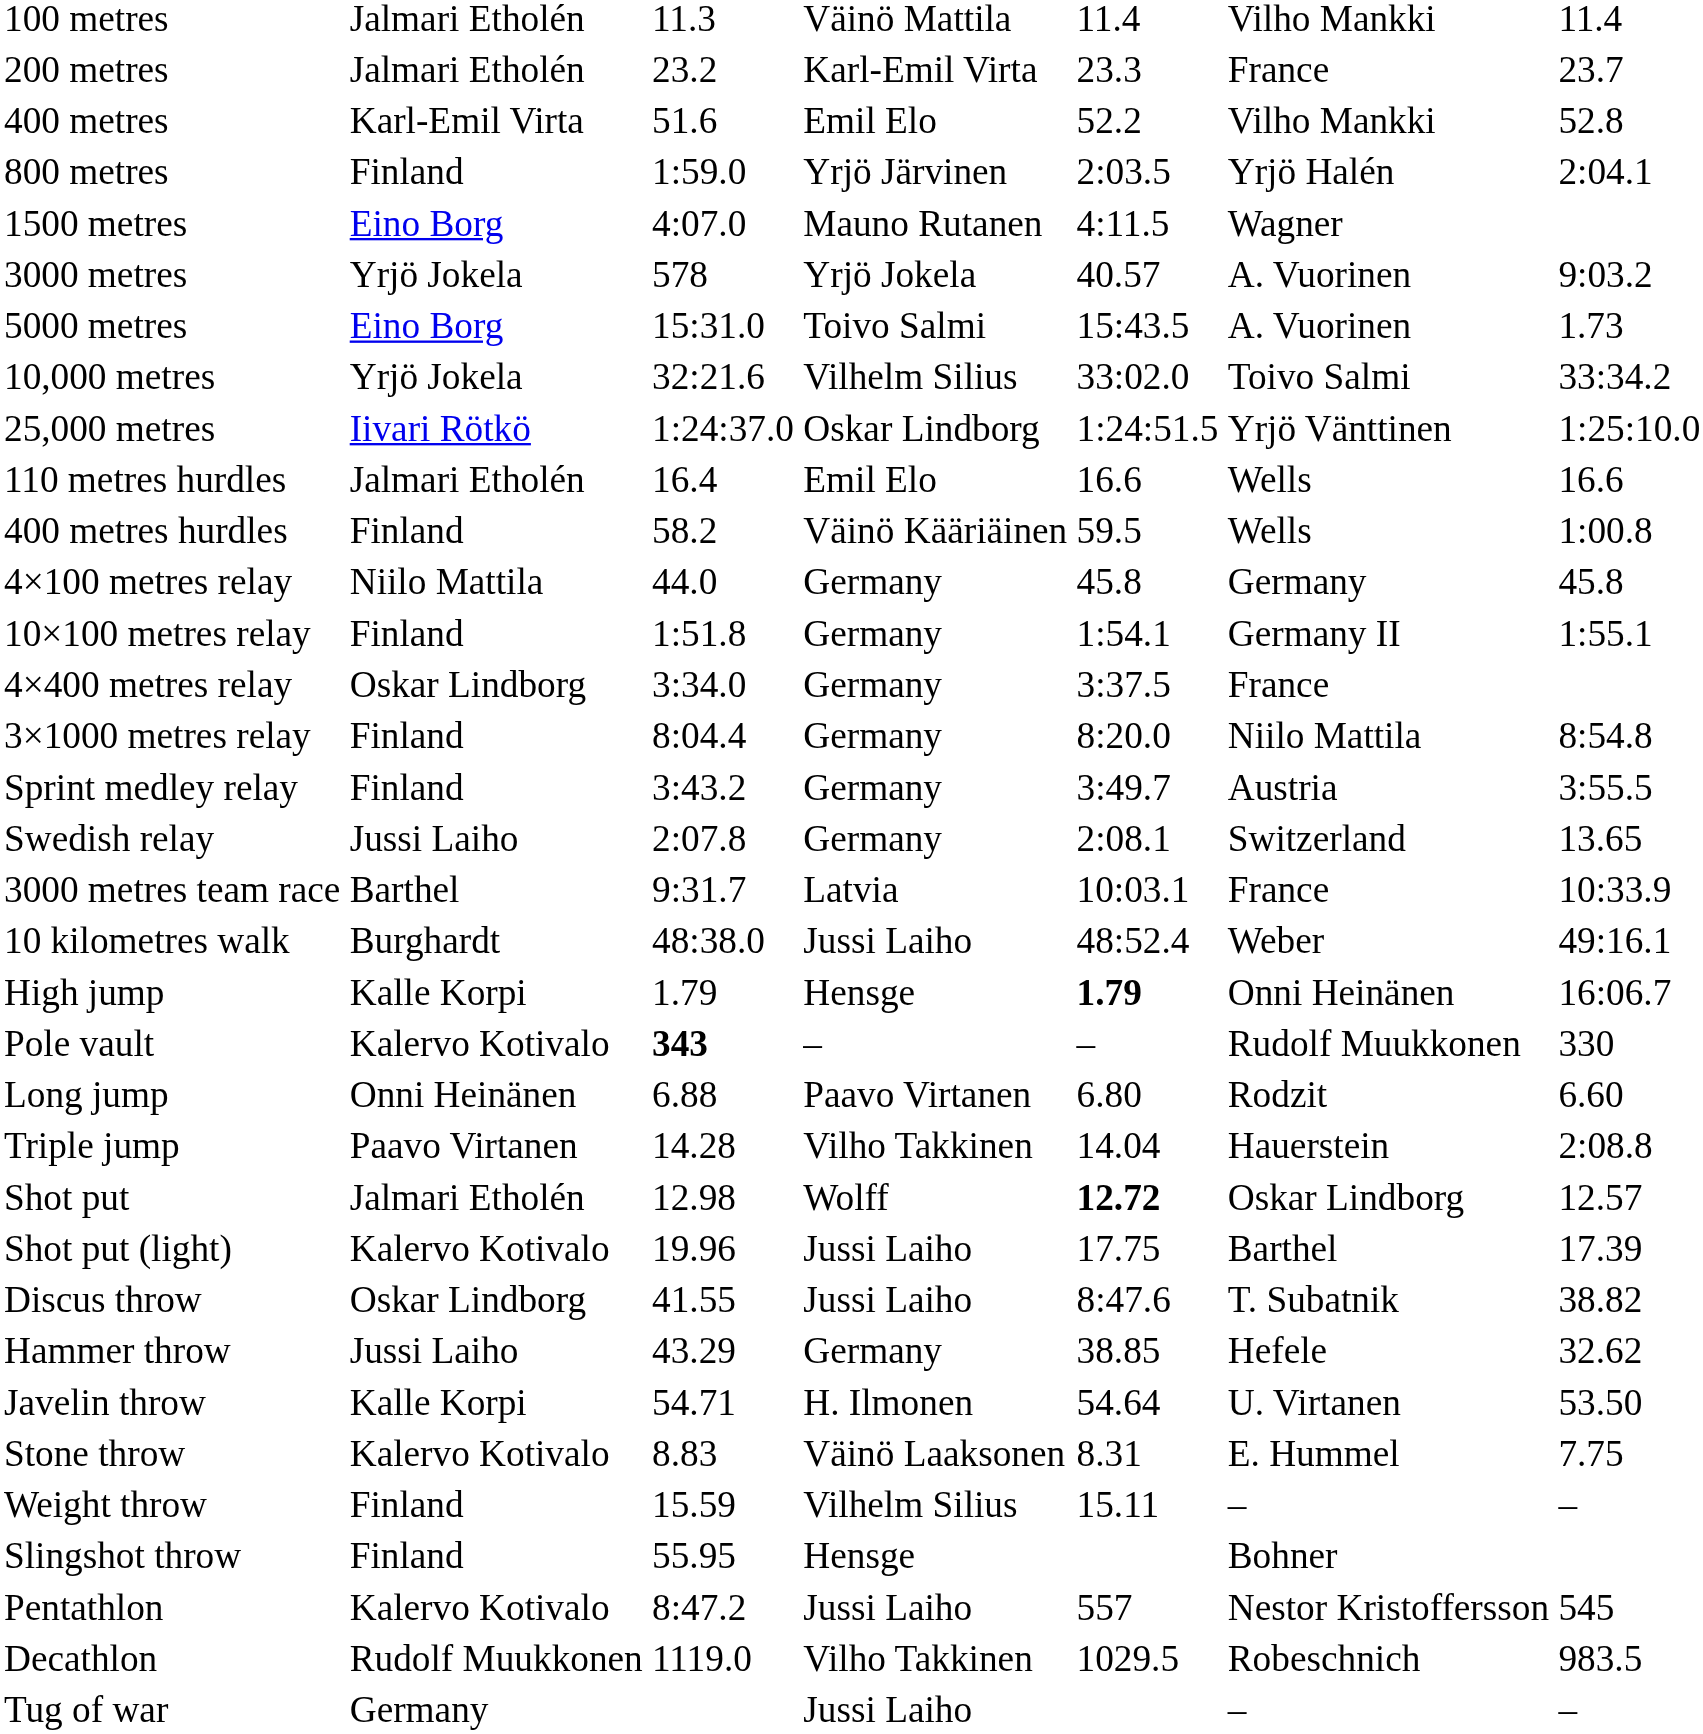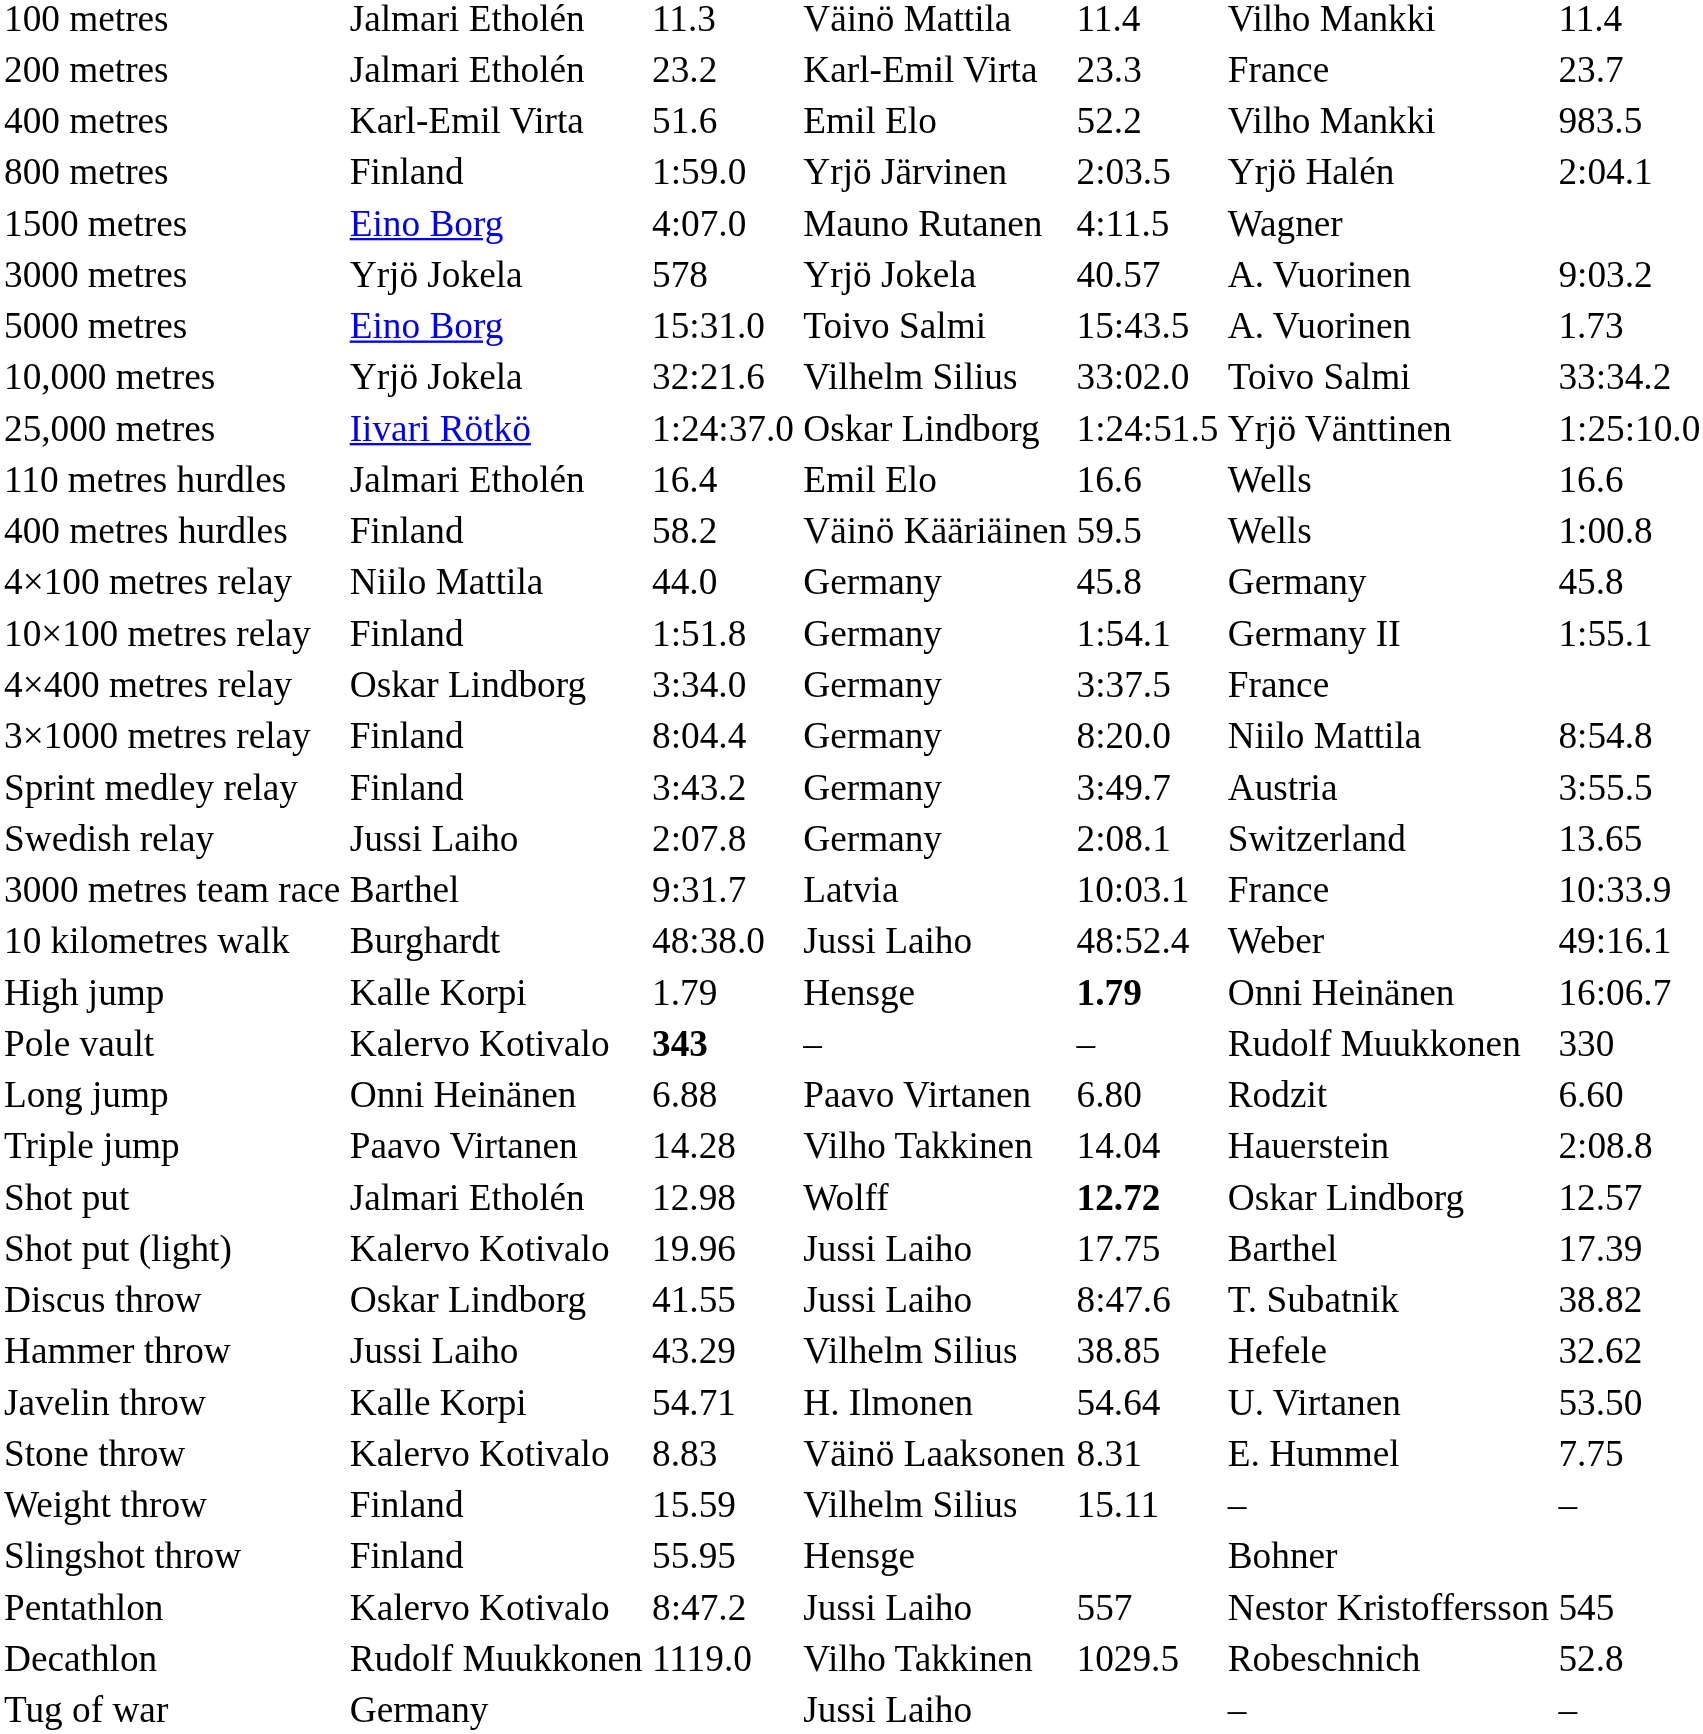(1591, 120) 52.8 -> (1600, 120) 983.5
(873, 1351) Germany -> (910, 1351) Vilhelm Silius
(1600, 1658) 983.5 -> (1591, 1658) 52.8
